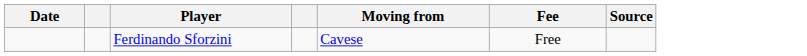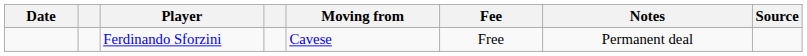+ column: (647, 16)
